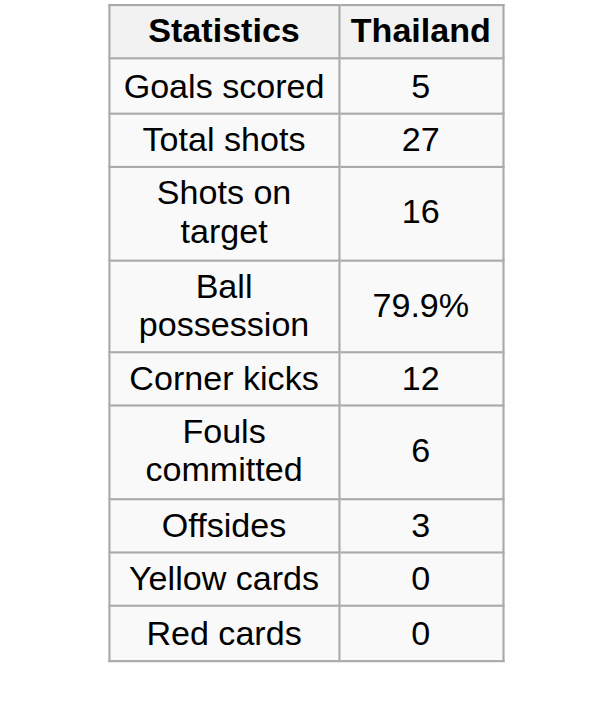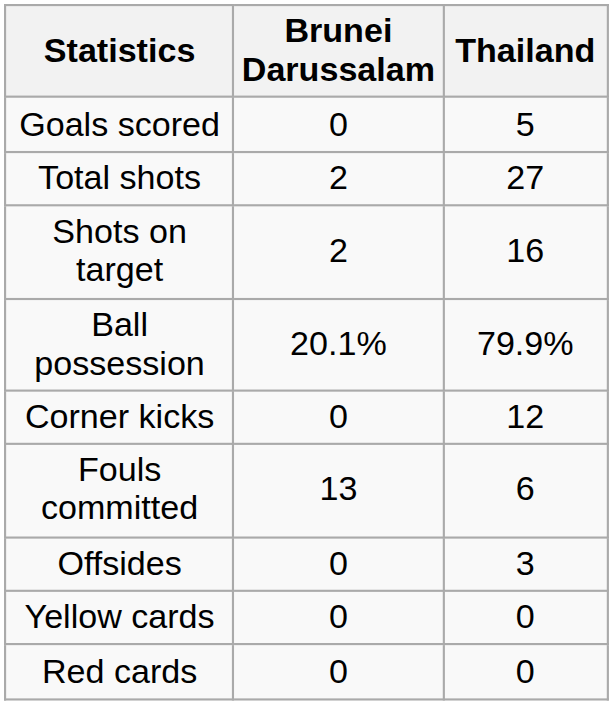+ column: (338, 50)
